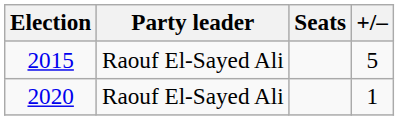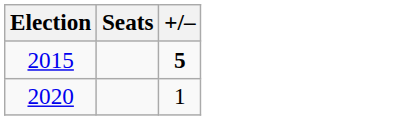- column: (193, 22)
(372, 59) normal -> (180, 59) bold
